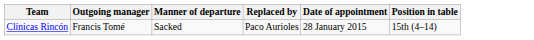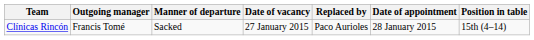+ column: (278, 12)
